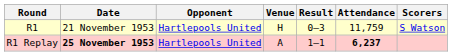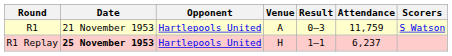(280, 28) H -> (280, 28) A
(280, 43) A -> (280, 43) H
(366, 43) bold -> (366, 43) normal
